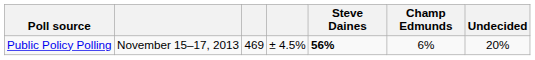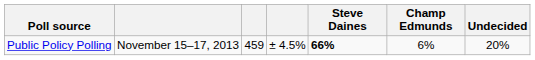(254, 45) 469 -> (254, 45) 459
(323, 45) 56% -> (323, 45) 66%
